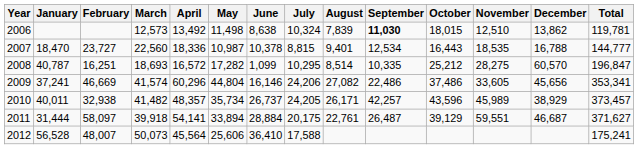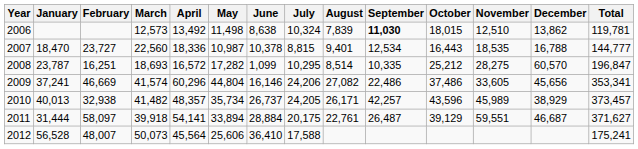(53, 65) 40,787 -> (53, 65) 23,787
(52, 100) 40,011 -> (53, 100) 40,013
